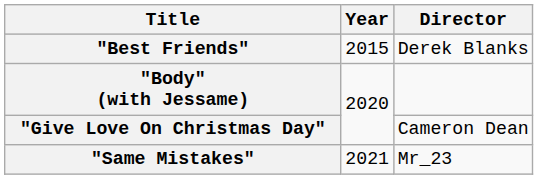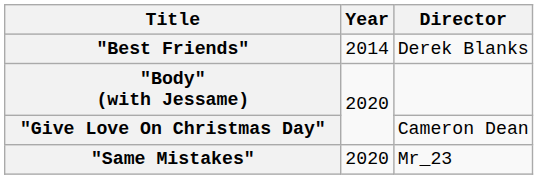(367, 49) 2015 -> (367, 49) 2014
(367, 159) 2021 -> (367, 159) 2020
